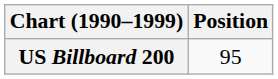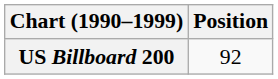(231, 56) 95 -> (231, 56) 92
